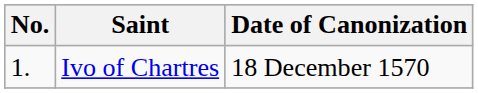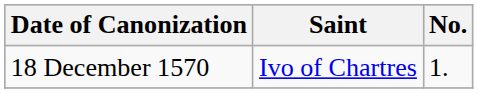columns swapped: (30, 25) <-> (349, 25)
